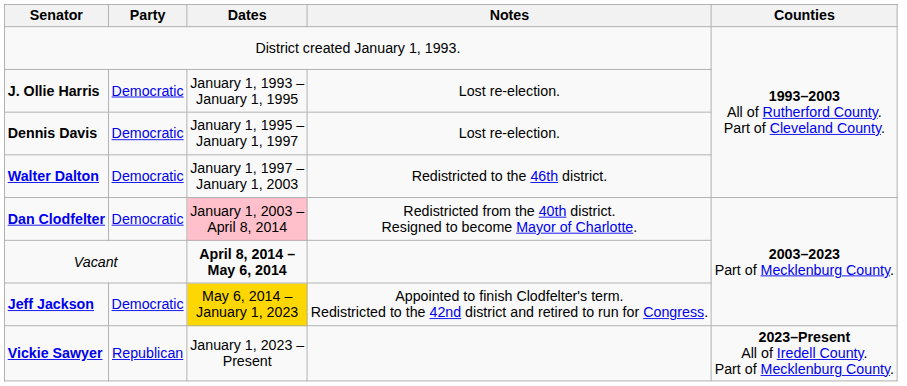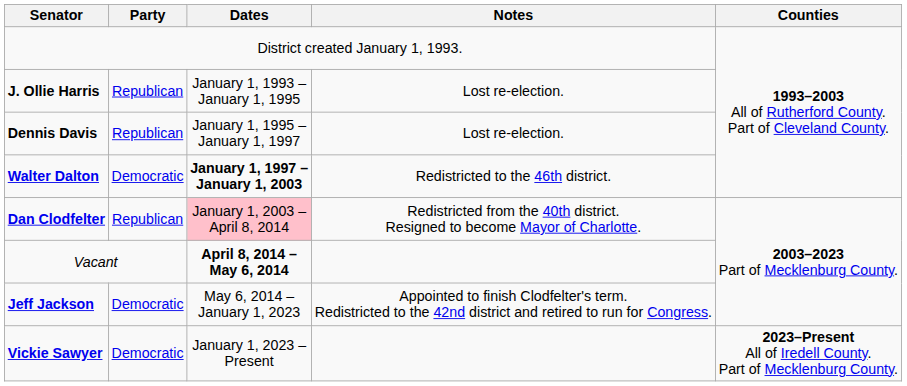(148, 91) Democratic -> (148, 91) Republican
(148, 133) Democratic -> (148, 133) Republican
(247, 176) normal -> (249, 176) bold
(148, 219) Democratic -> (148, 219) Republican
(247, 304) gold background -> (249, 304) no background
(148, 353) Republican -> (148, 353) Democratic
